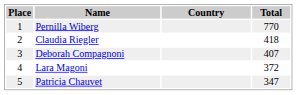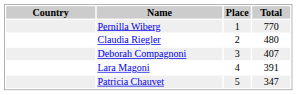columns swapped: (20, 12) <-> (206, 12)
(271, 40) 418 -> (271, 40) 480
(271, 68) 372 -> (271, 68) 391
